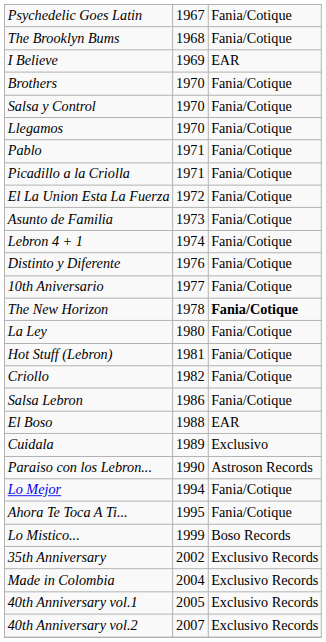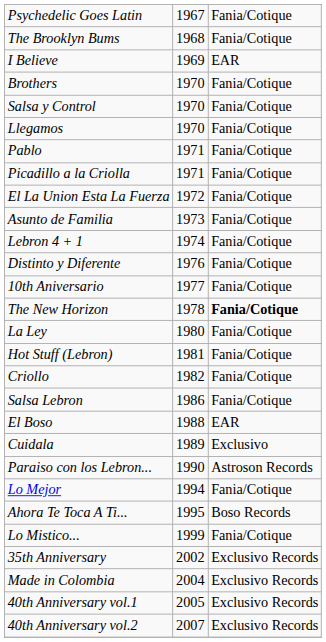(251, 512) Fania/Cotique -> (251, 512) Boso Records
(251, 535) Boso Records -> (251, 535) Fania/Cotique
